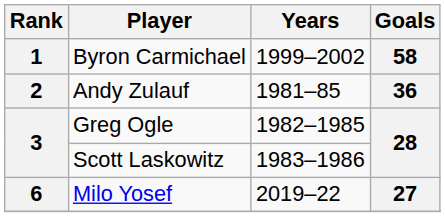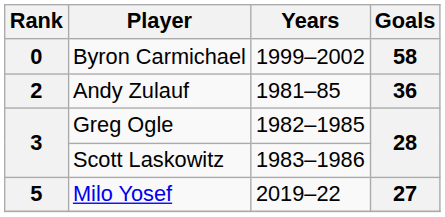(36, 56) 1 -> (36, 56) 0
(36, 194) 6 -> (36, 194) 5
